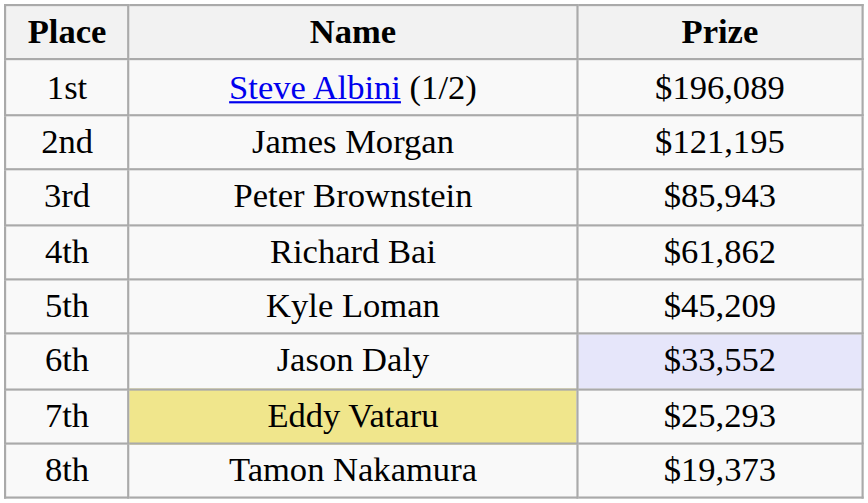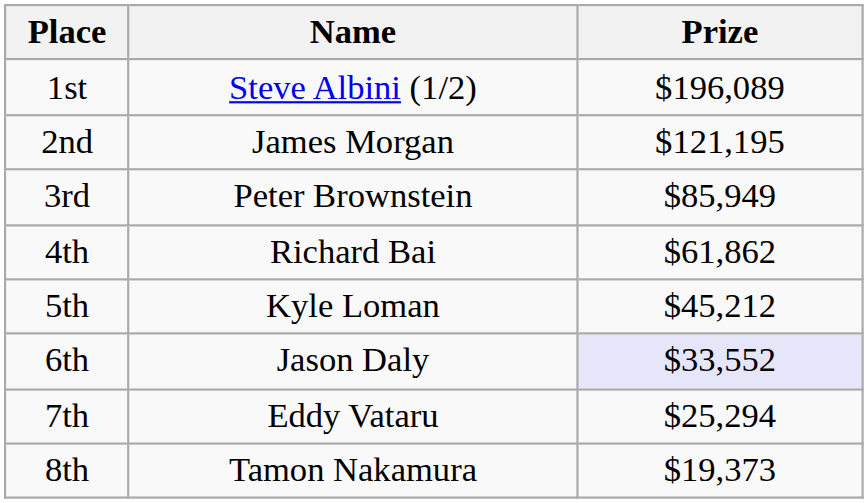(720, 196) $85,943 -> (720, 196) $85,949
(720, 305) $45,209 -> (720, 305) $45,212
(353, 415) khaki background -> (353, 415) no background
(720, 415) $25,293 -> (720, 415) $25,294
